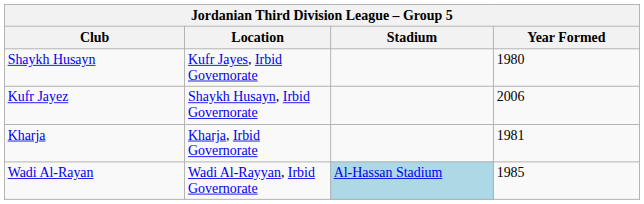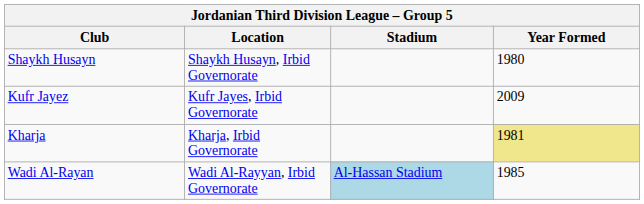(235, 67) Kufr Jayes, Irbid Governorate -> (249, 67) Shaykh Husayn, Irbid Governorate
(249, 105) Shaykh Husayn, Irbid Governorate -> (235, 105) Kufr Jayes, Irbid Governorate
(511, 97) 2006 -> (511, 97) 2009
(511, 135) no background -> (511, 135) khaki background
